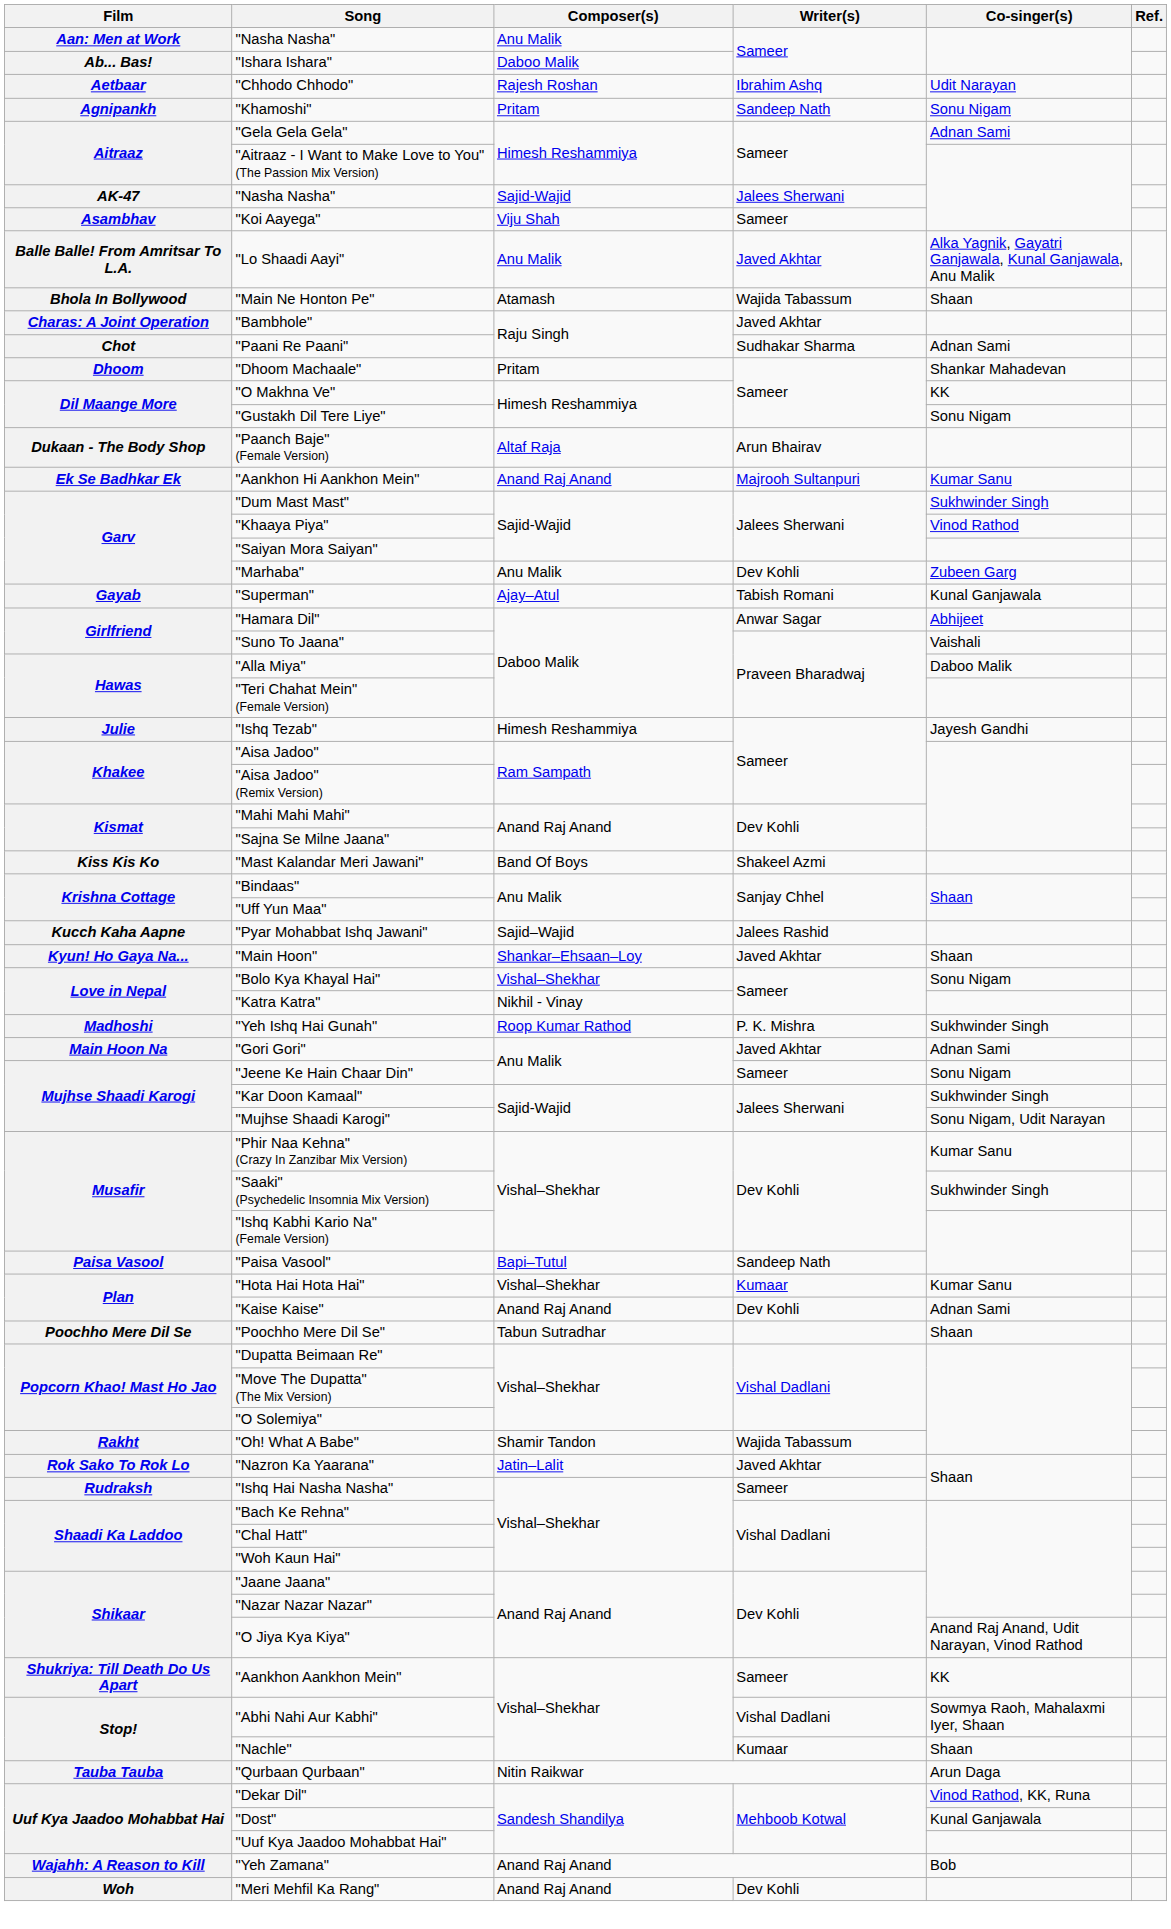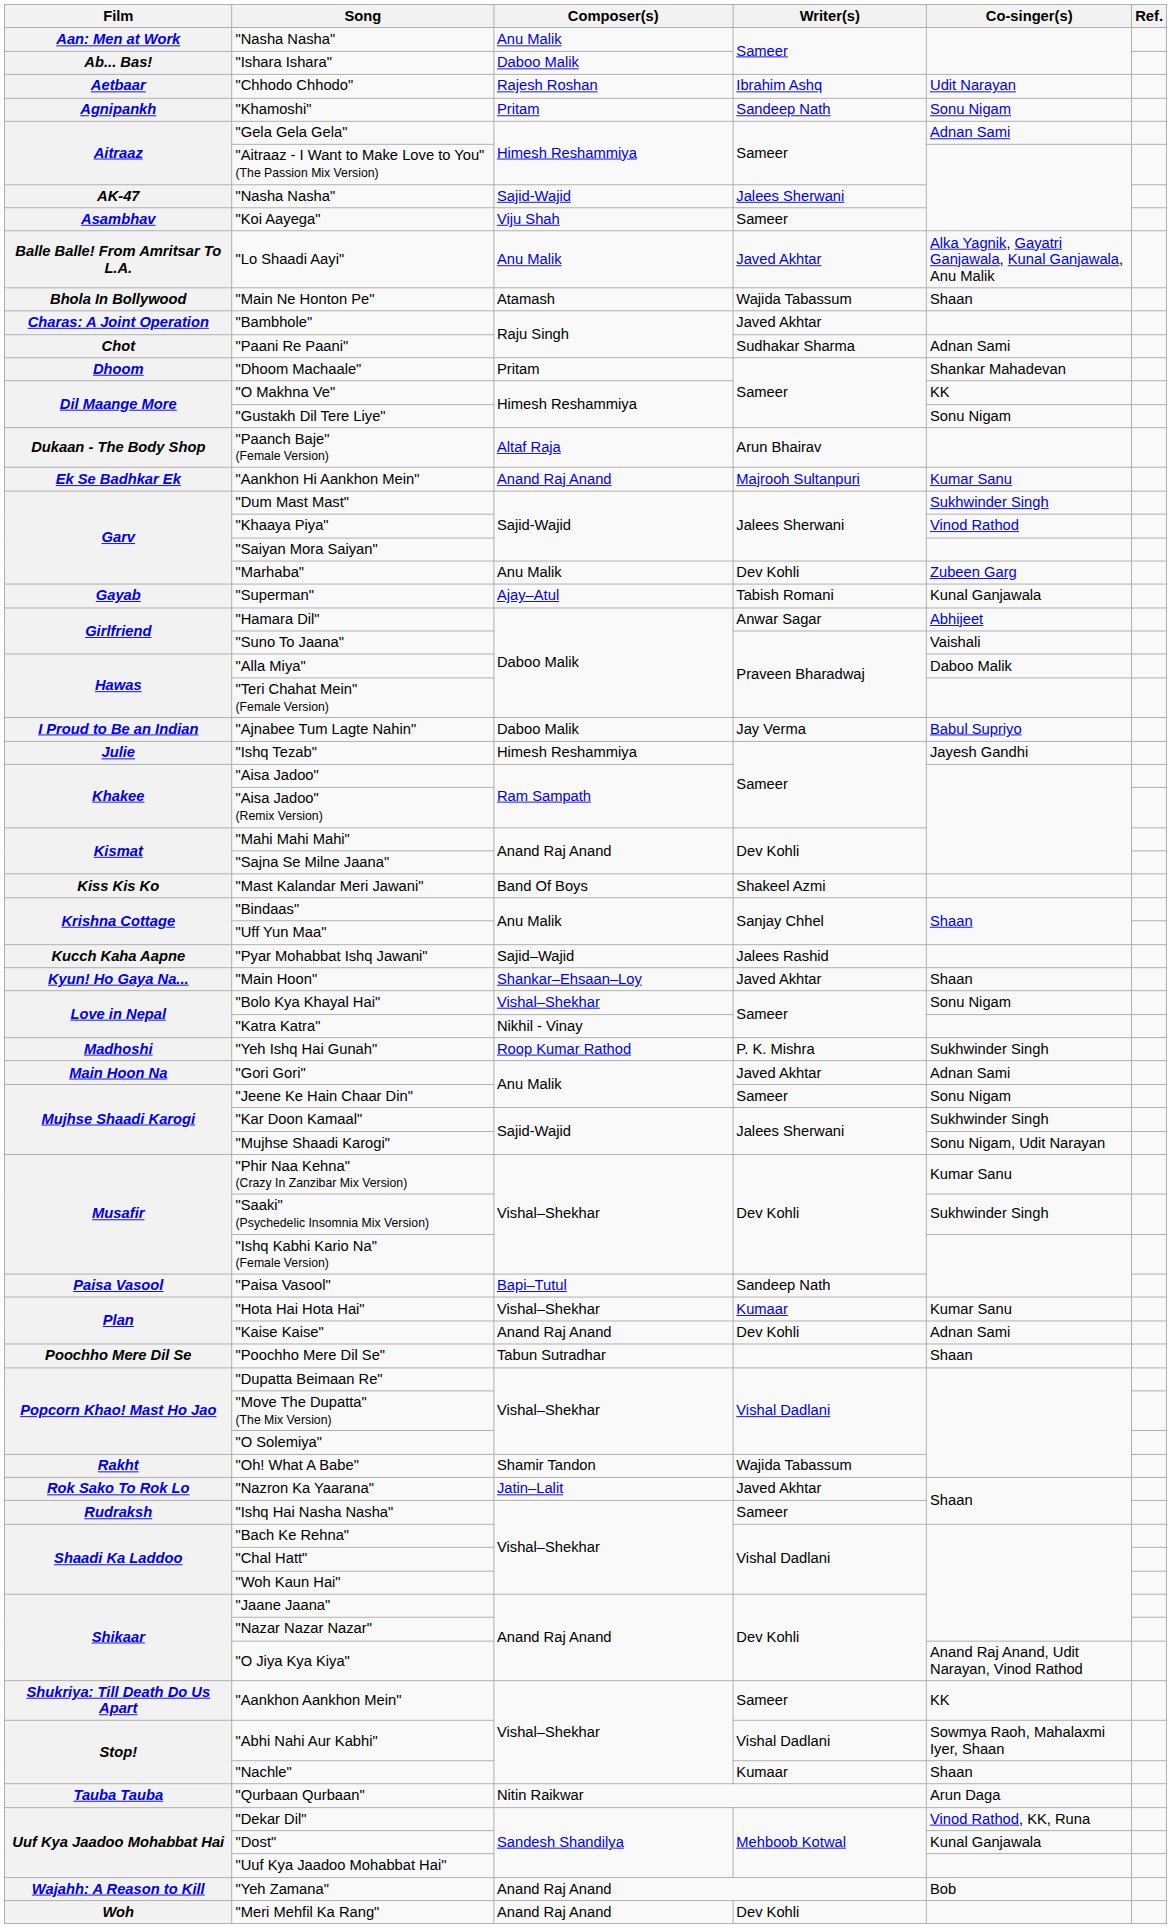+ row: (118, 729)
